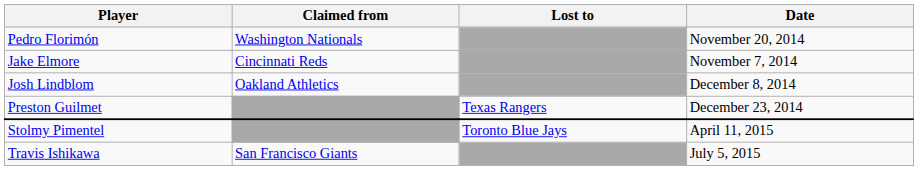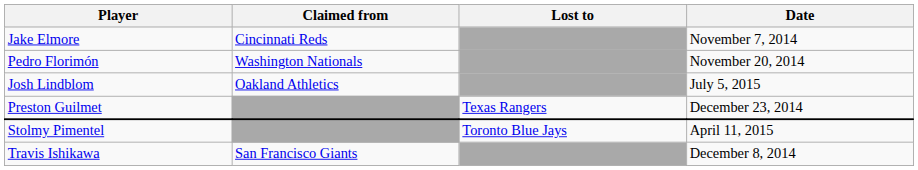rows swapped: (44, 61) <-> (53, 38)
(743, 84) December 8, 2014 -> (725, 84) July 5, 2015
(725, 153) July 5, 2015 -> (743, 153) December 8, 2014
